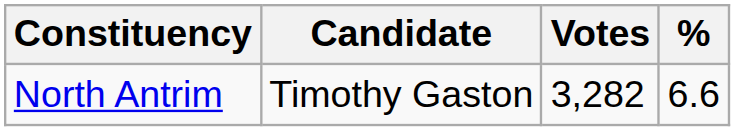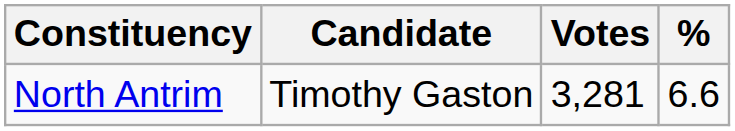(598, 93) 3,282 -> (598, 93) 3,281
